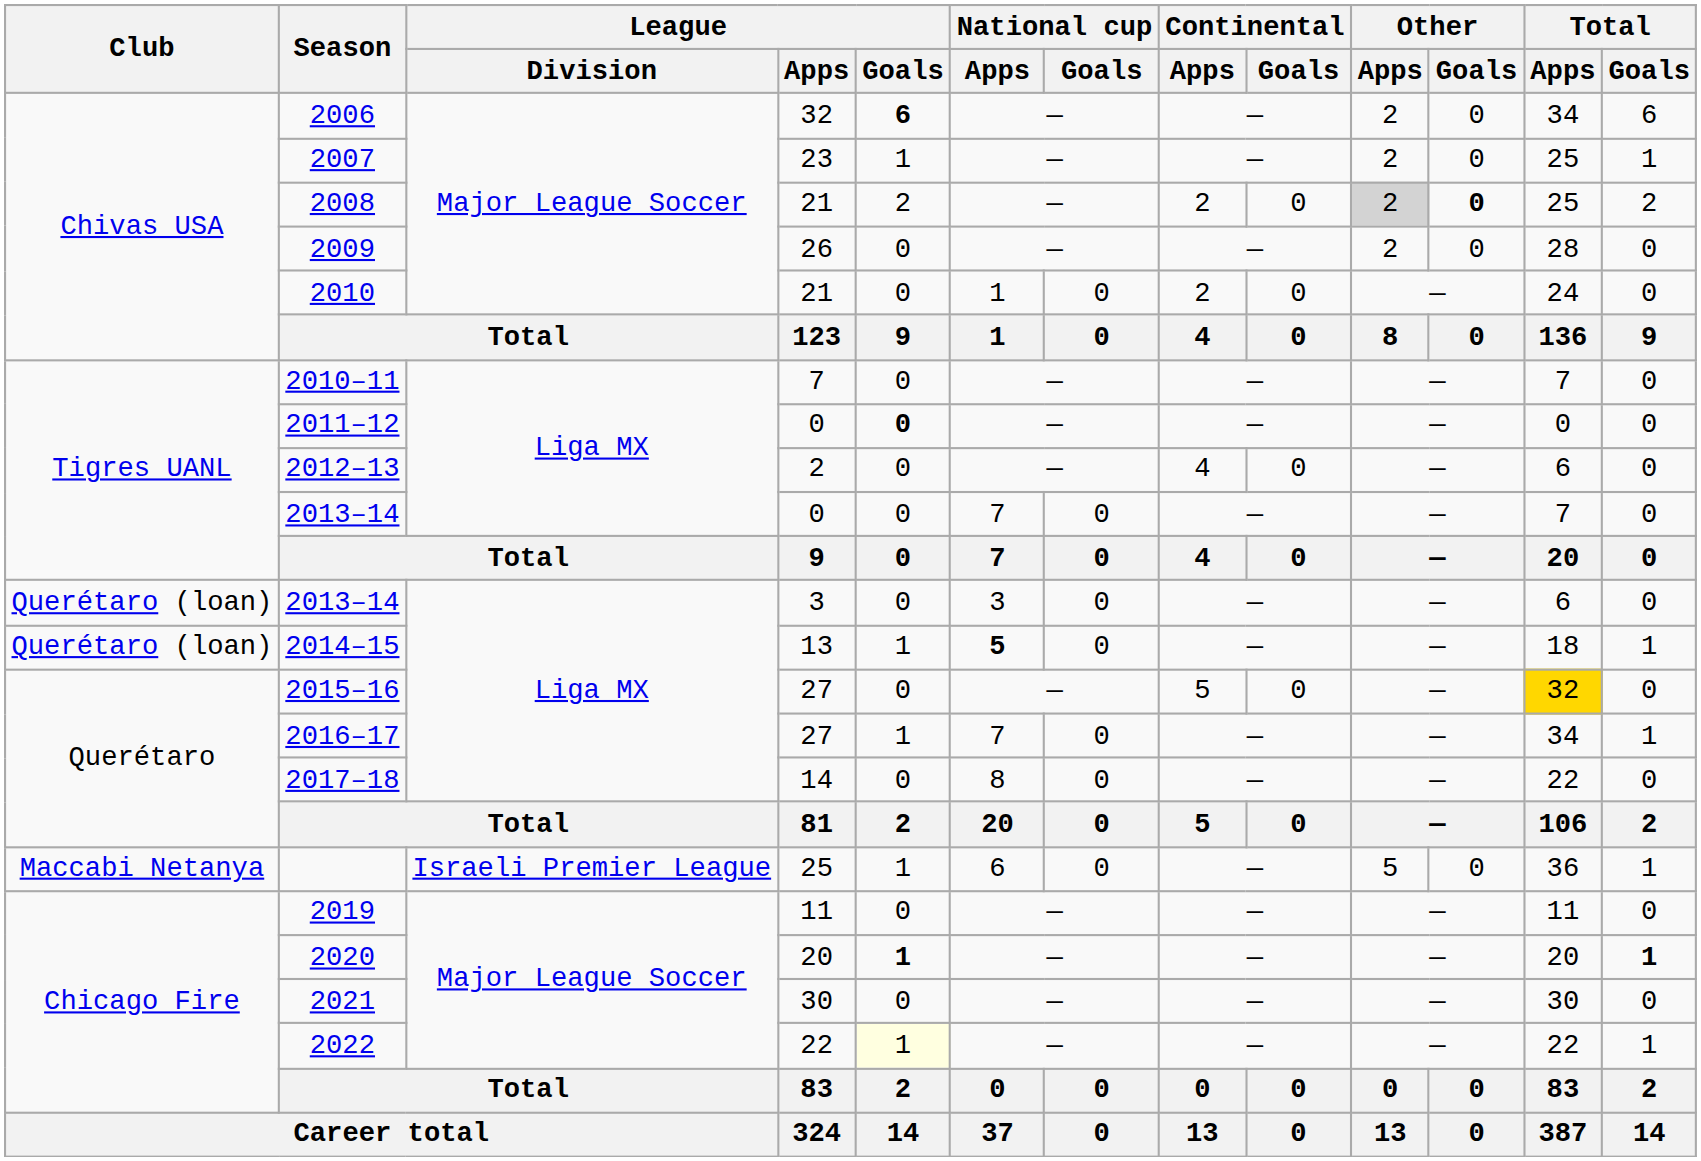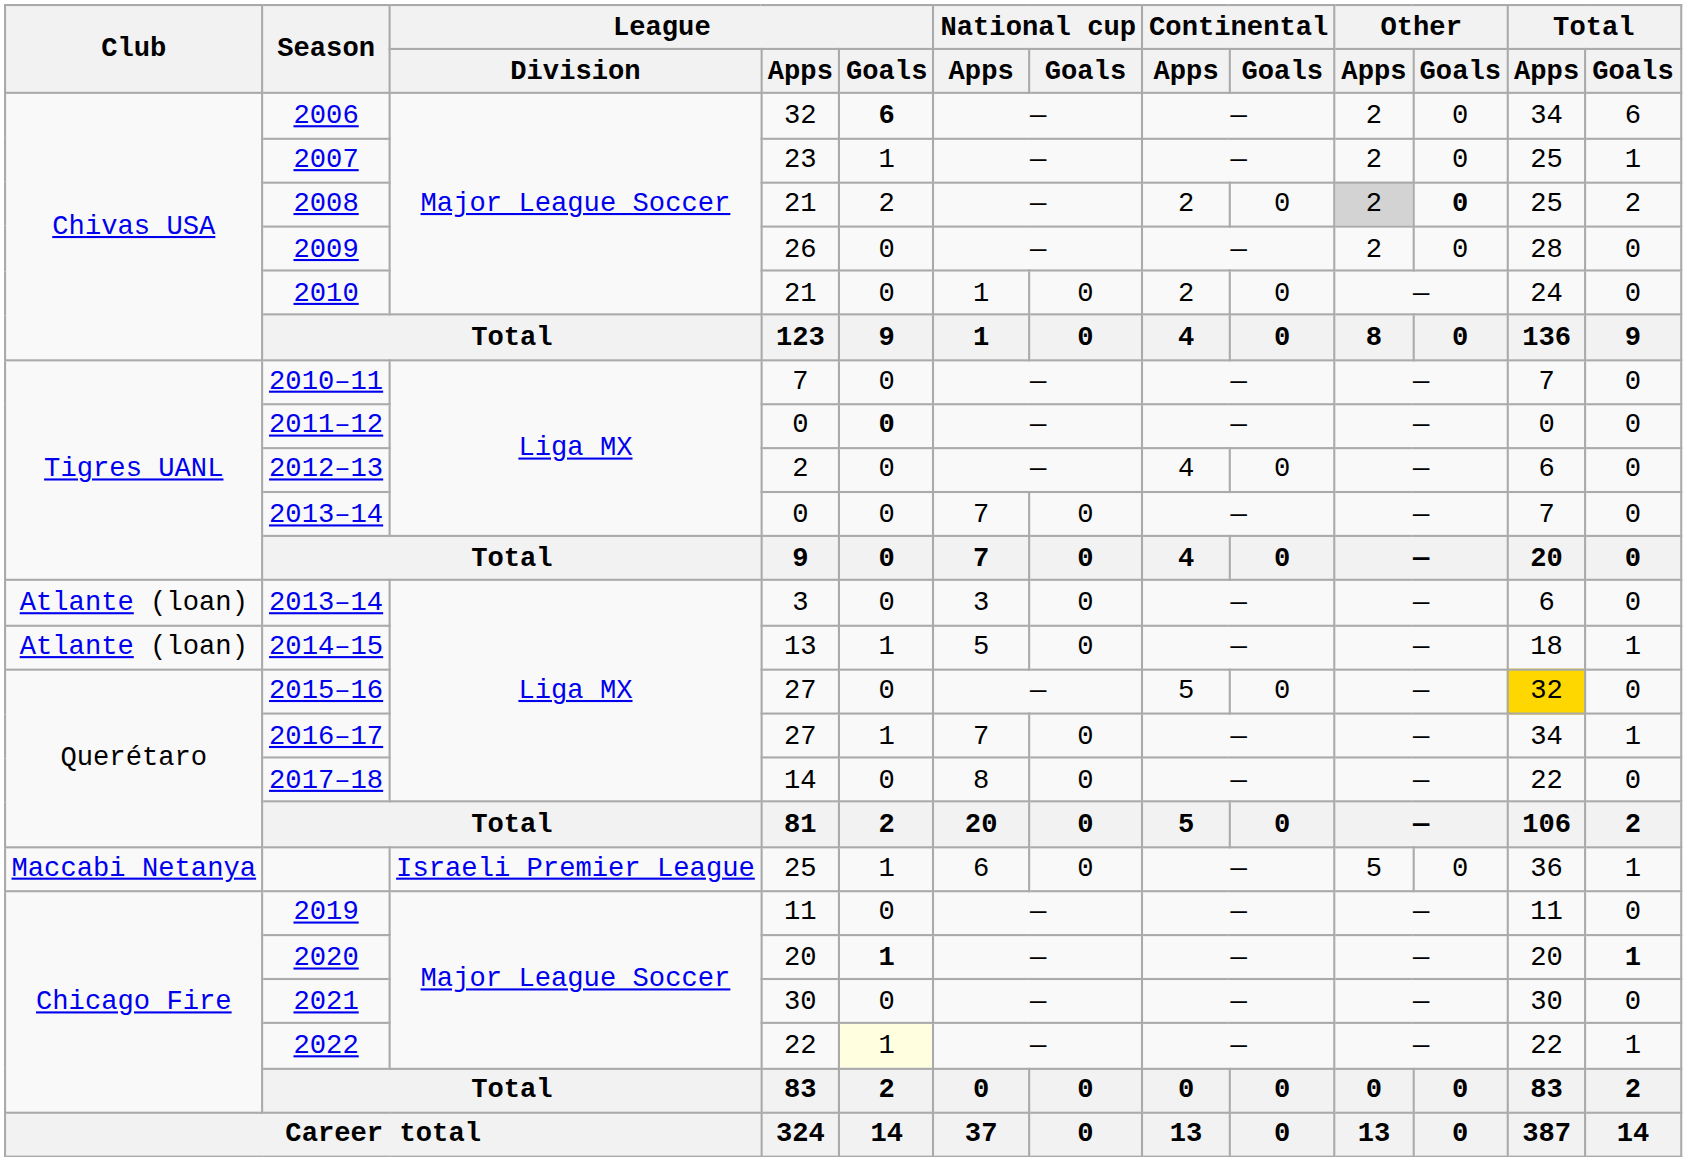(142, 603) Querétaro (loan) -> (134, 603) Atlante (loan)
(142, 647) Querétaro (loan) -> (134, 647) Atlante (loan)
(997, 647) bold -> (981, 647) normal
